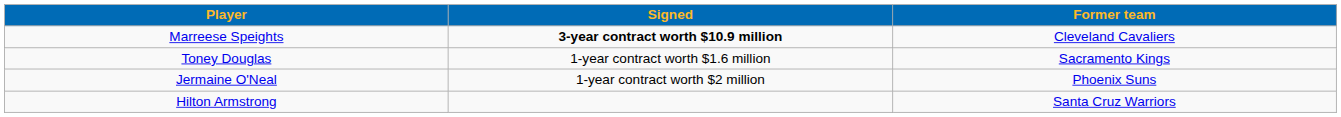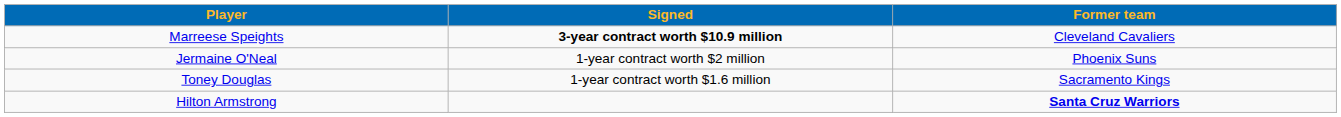rows swapped: (226, 58) <-> (226, 79)
(1114, 101) normal -> (1114, 101) bold
